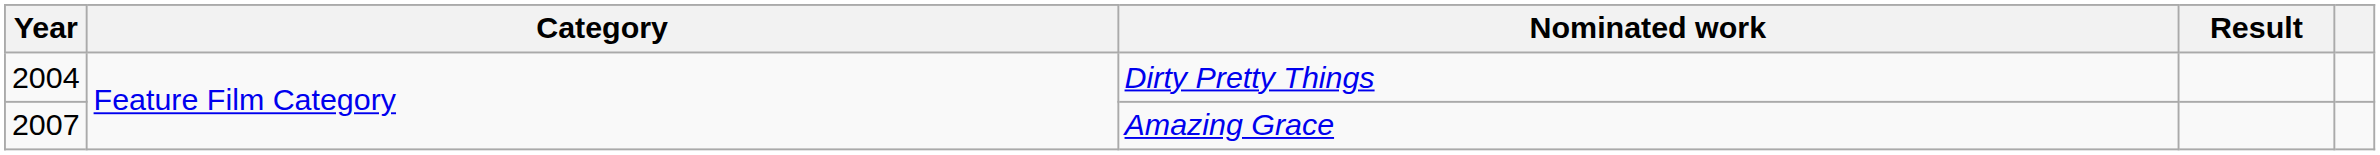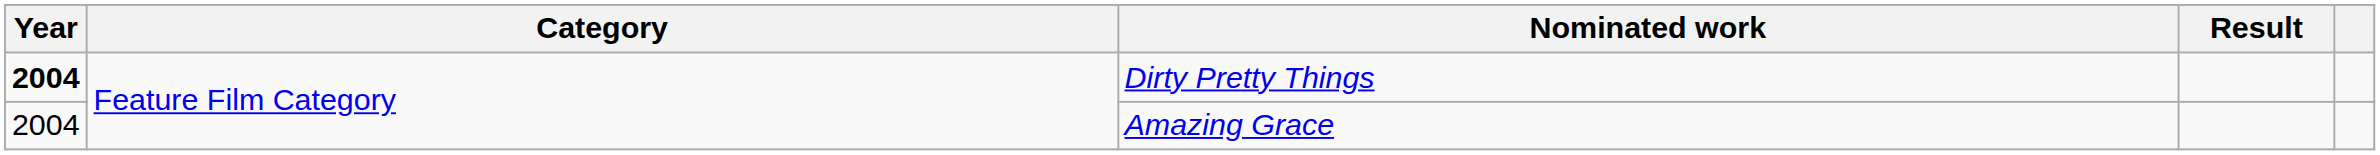(46, 76) normal -> (46, 76) bold
(46, 125) 2007 -> (46, 125) 2004
